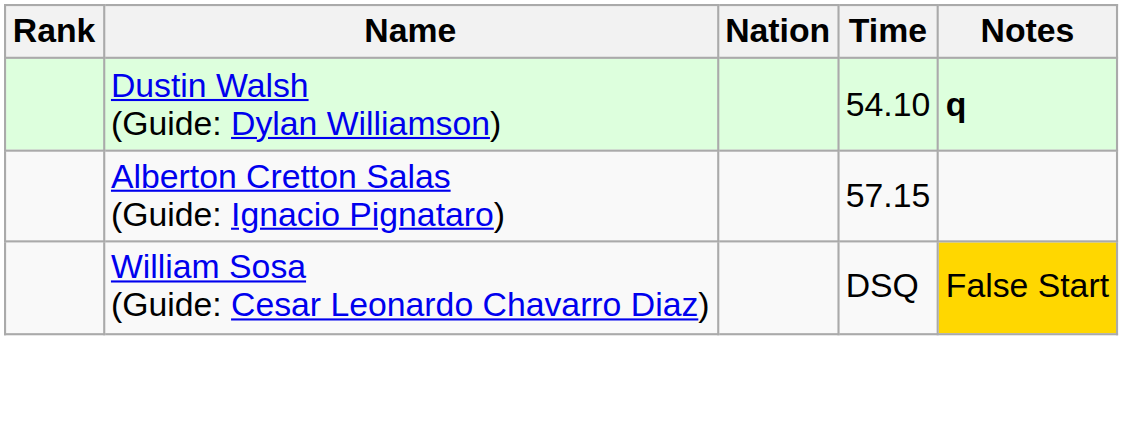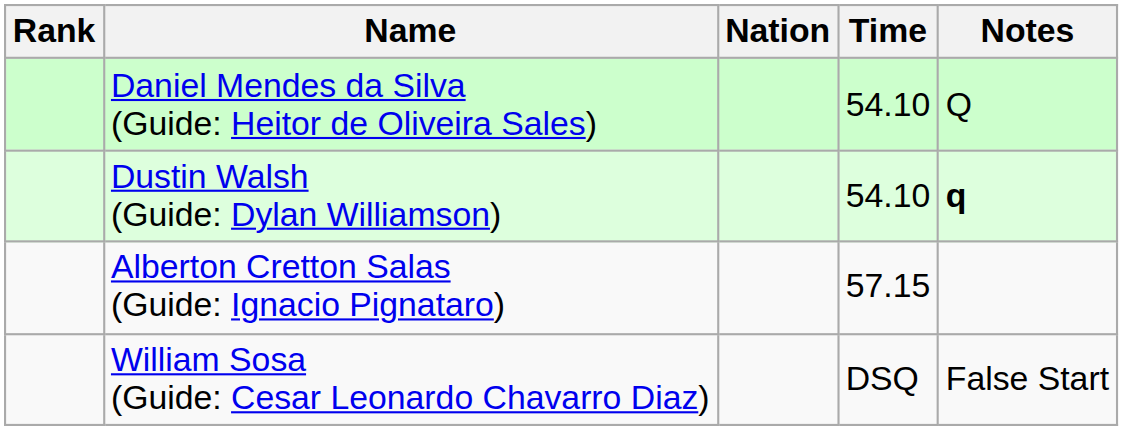+ row: (354, 103)
(1027, 286) gold background -> (1027, 378) no background
